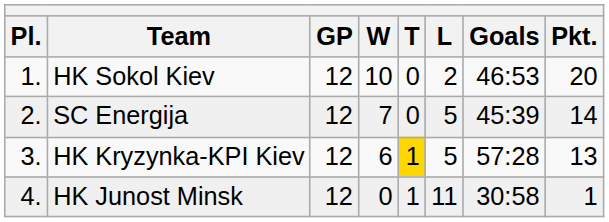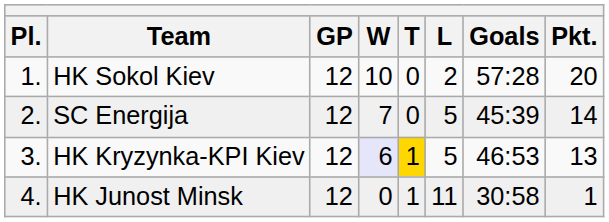(508, 76) 46:53 -> (508, 76) 57:28
(386, 156) no background -> (386, 156) lavender background
(508, 156) 57:28 -> (508, 156) 46:53
